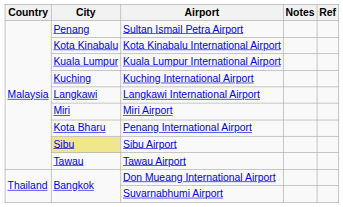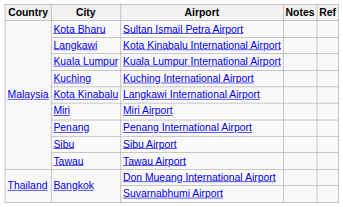(71, 29) Penang -> (79, 29) Kota Bharu
(86, 45) Kota Kinabalu -> (75, 45) Langkawi
(75, 95) Langkawi -> (86, 95) Kota Kinabalu
(79, 128) Kota Bharu -> (71, 128) Penang
(64, 144) khaki background -> (64, 144) no background
